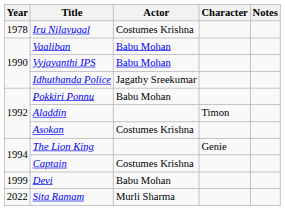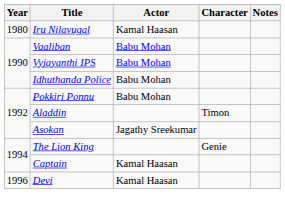(17, 29) 1978 -> (17, 29) 1980
(155, 29) Costumes Krishna -> (147, 29) Kamal Haasan
(156, 79) Jagathy Sreekumar -> (143, 79) Babu Mohan
(155, 130) Costumes Krishna -> (156, 130) Jagathy Sreekumar
(155, 163) Costumes Krishna -> (147, 163) Kamal Haasan
(17, 180) 1999 -> (17, 180) 1996
(143, 180) Babu Mohan -> (147, 180) Kamal Haasan
- row: (58, 197)
